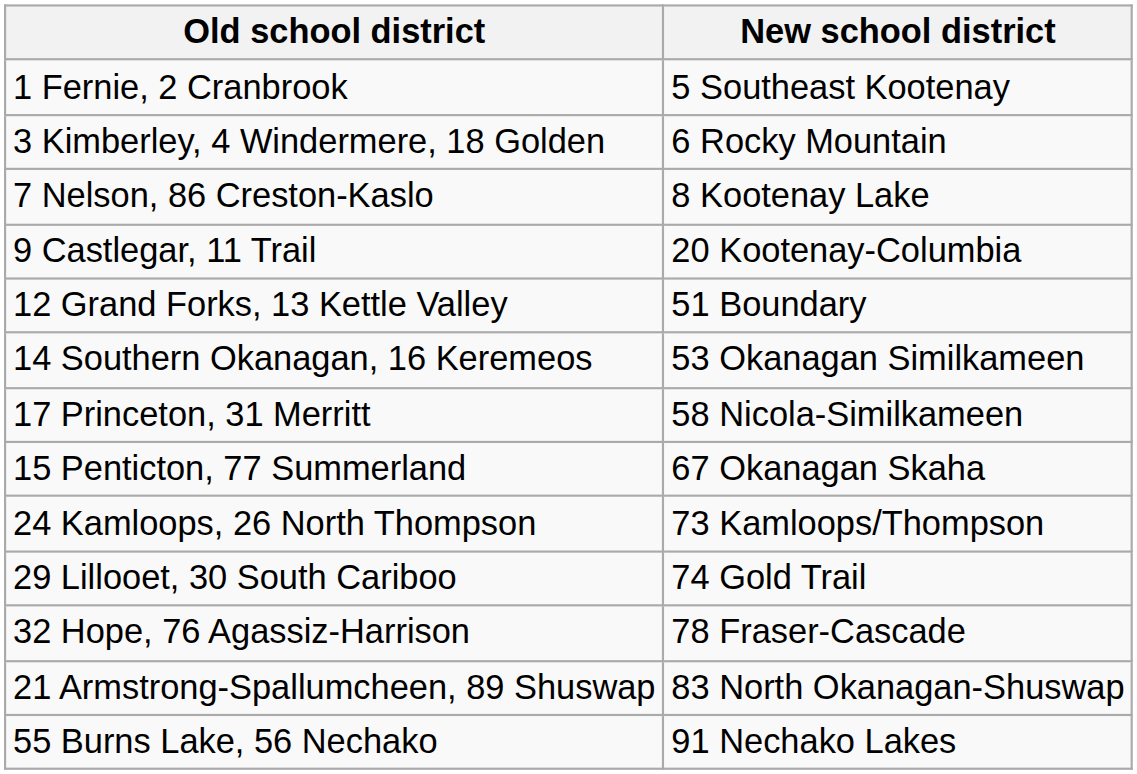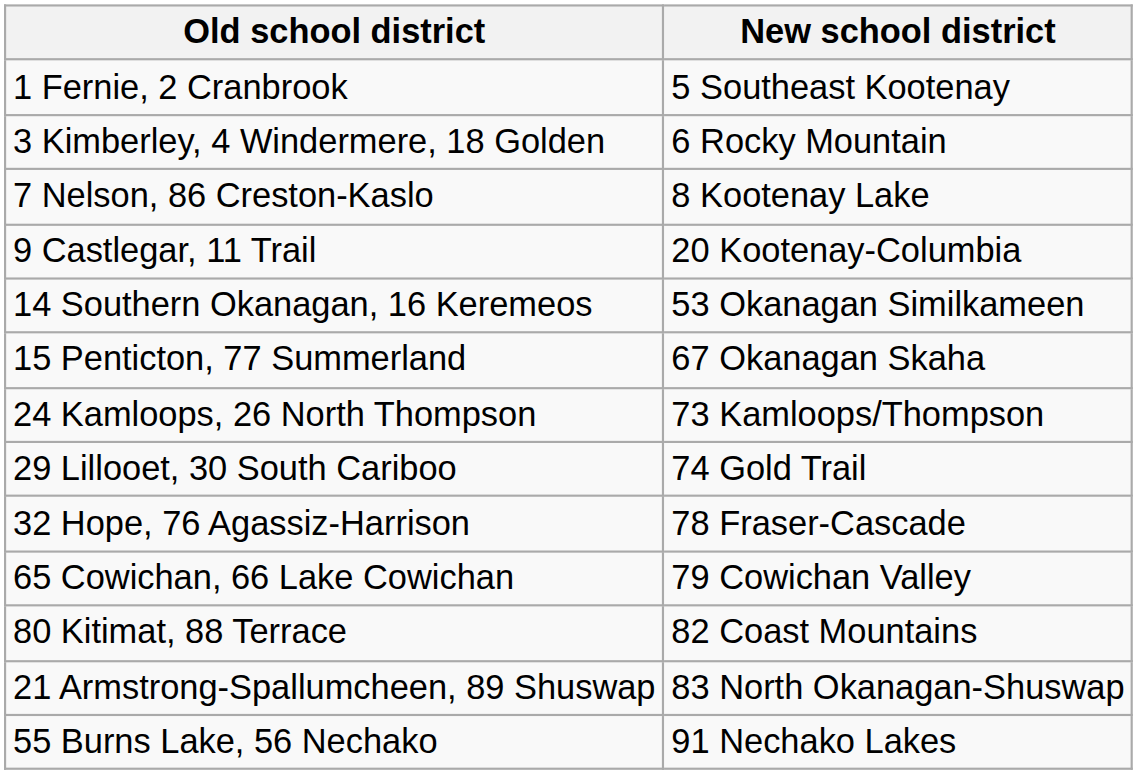- row: (260, 304)
- row: (192, 414)
+ row: (264, 577)
+ row: (180, 632)
